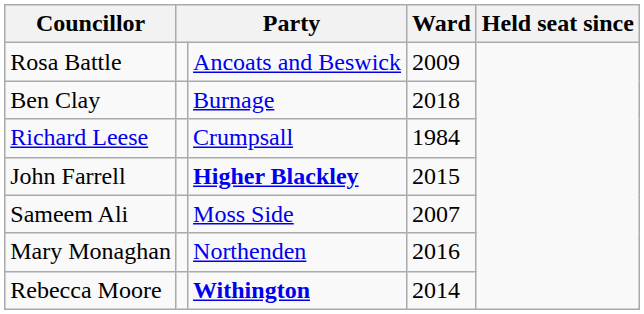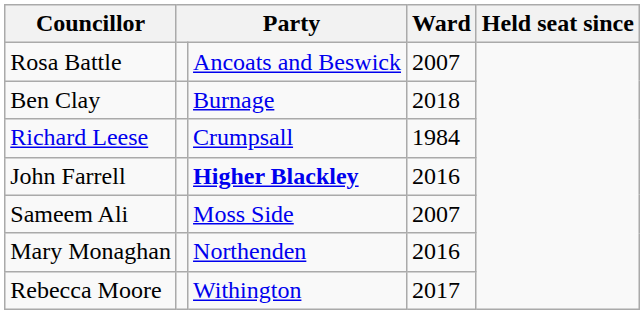(436, 61) 2009 -> (436, 61) 2007
(436, 175) 2015 -> (436, 175) 2016
(252, 289) bold -> (247, 289) normal
(436, 289) 2014 -> (436, 289) 2017
